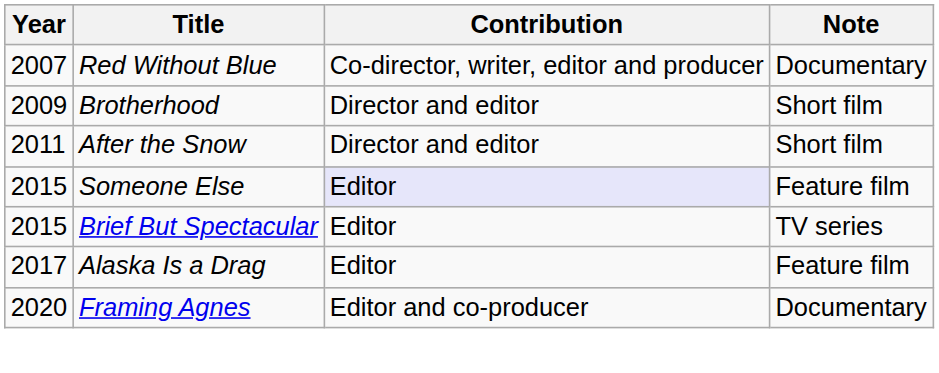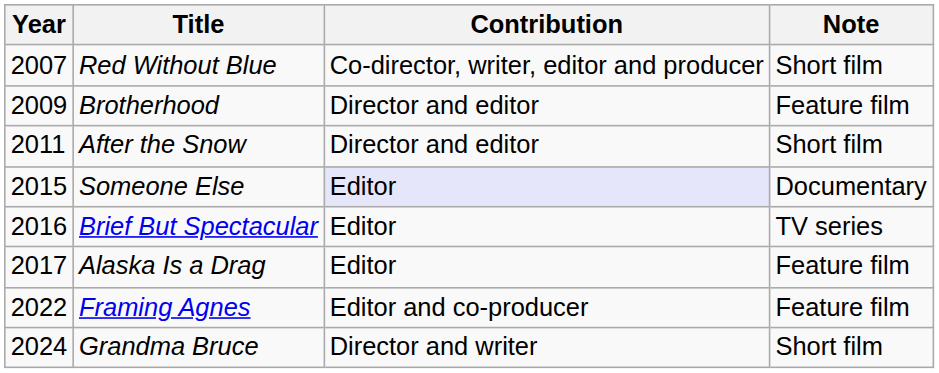(851, 65) Documentary -> (829, 65) Short film
(829, 105) Short film -> (843, 105) Feature film
(843, 186) Feature film -> (851, 186) Documentary
(39, 226) 2015 -> (39, 226) 2016
(39, 307) 2020 -> (39, 307) 2022
(851, 307) Documentary -> (843, 307) Feature film
+ row: (169, 347)
